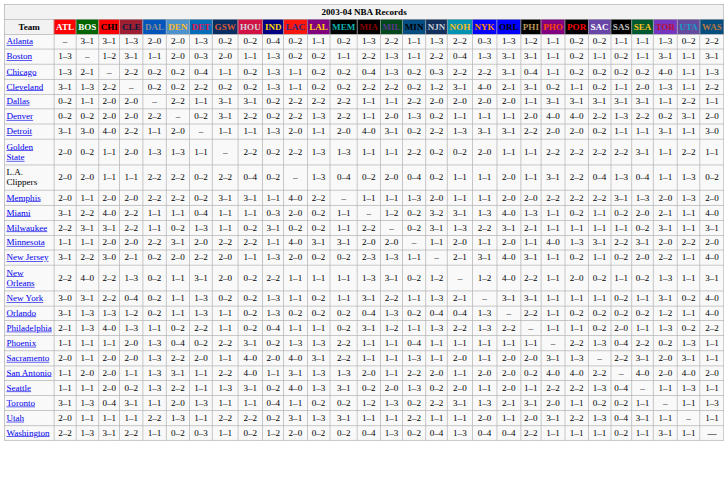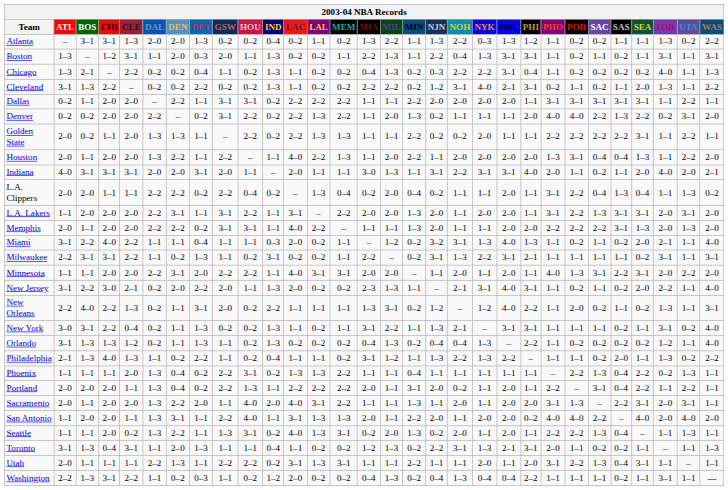- row: (19, 132)
+ row: (22, 157)
+ row: (20, 172)
+ row: (28, 213)
+ row: (22, 388)
